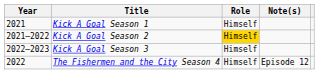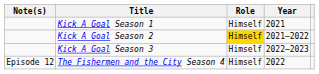columns swapped: (28, 11) <-> (285, 11)
